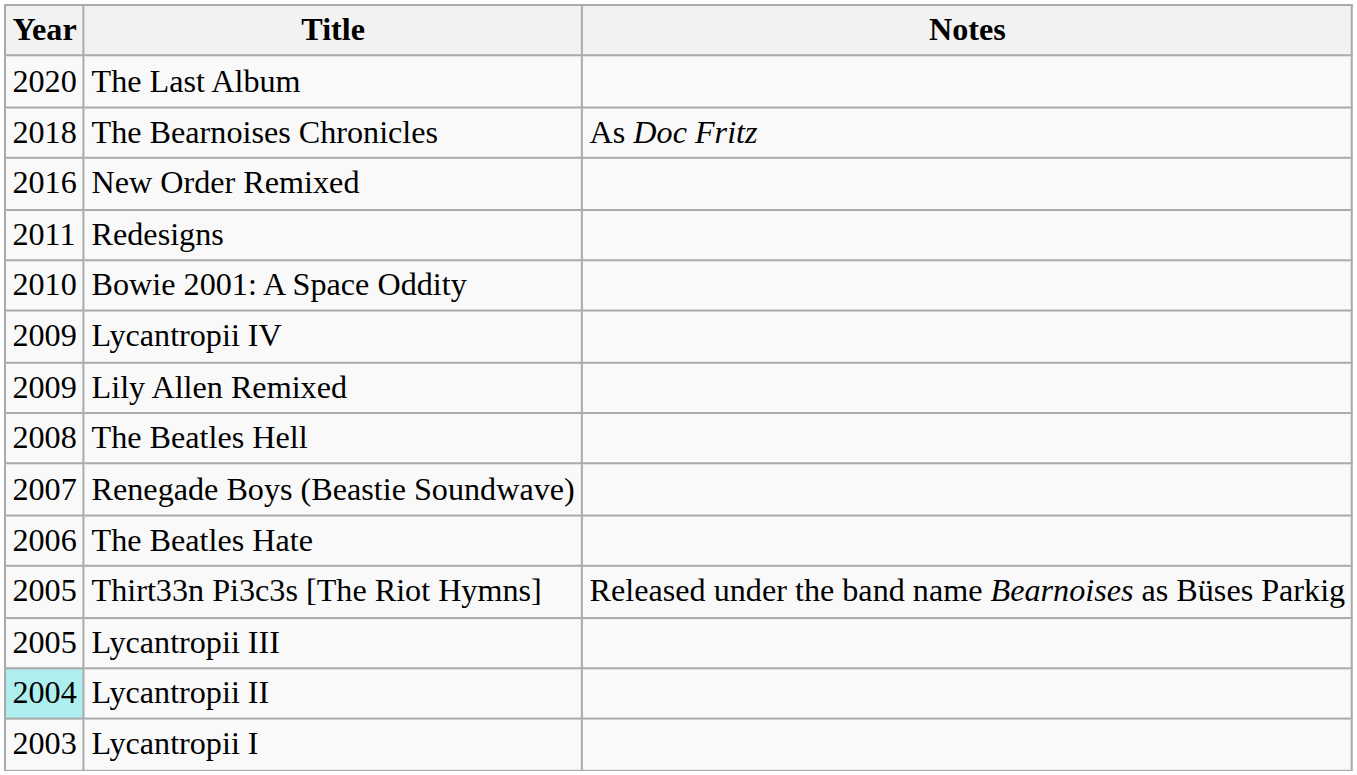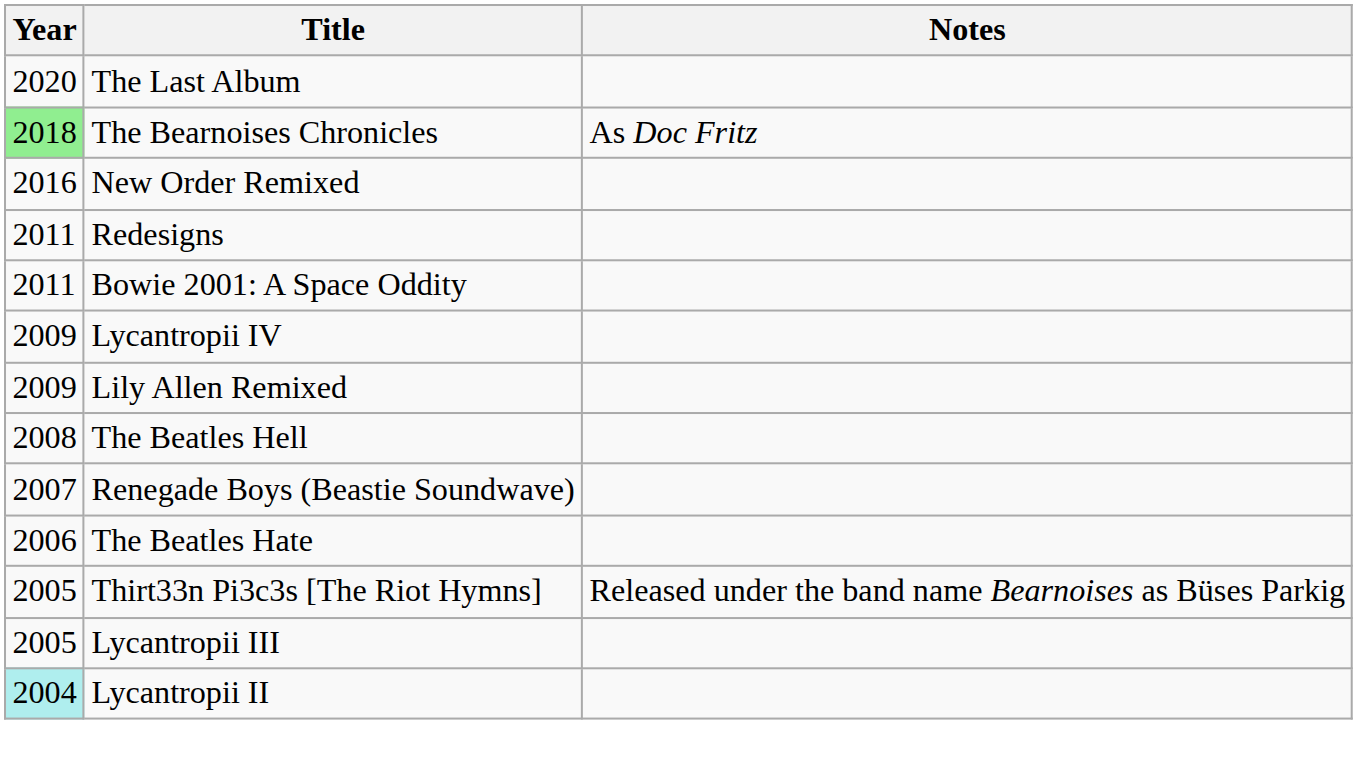(45, 132) no background -> (45, 132) lightgreen background
(45, 285) 2010 -> (44, 285) 2011
- row: (175, 744)
